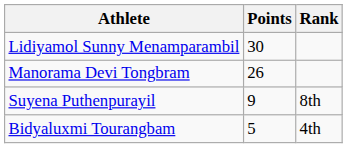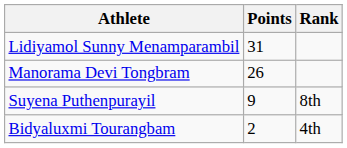(256, 46) 30 -> (256, 46) 31
(251, 128) 5 -> (251, 128) 2
